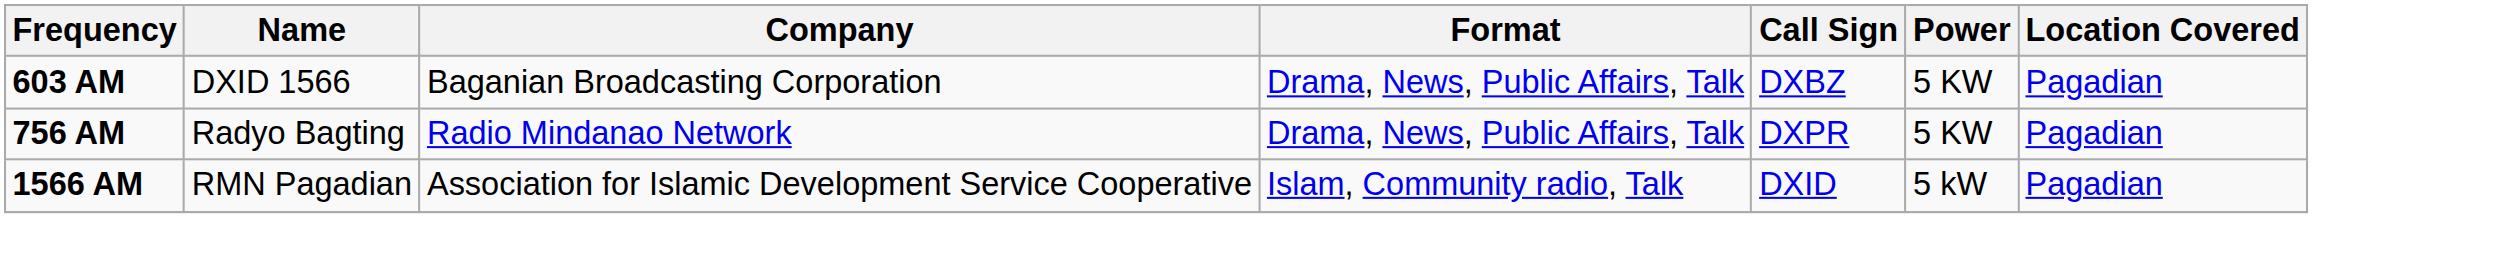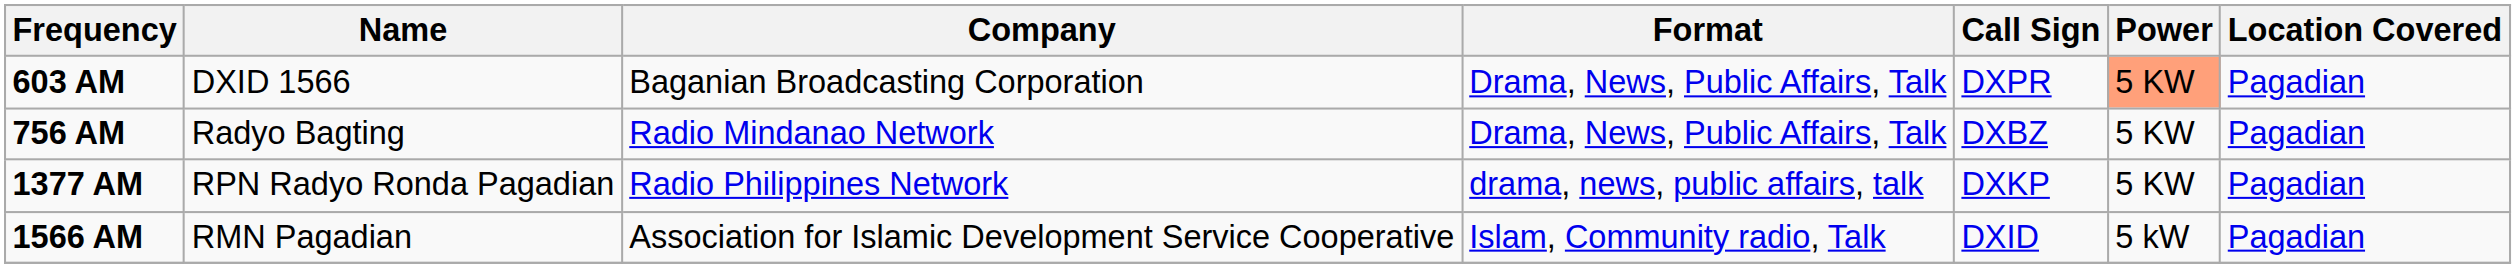(1802, 81) DXBZ -> (2007, 81) DXPR
(1953, 81) no background -> (2155, 81) lightsalmon background
(1804, 133) DXPR -> (2005, 133) DXBZ
+ row: (78, 184)
